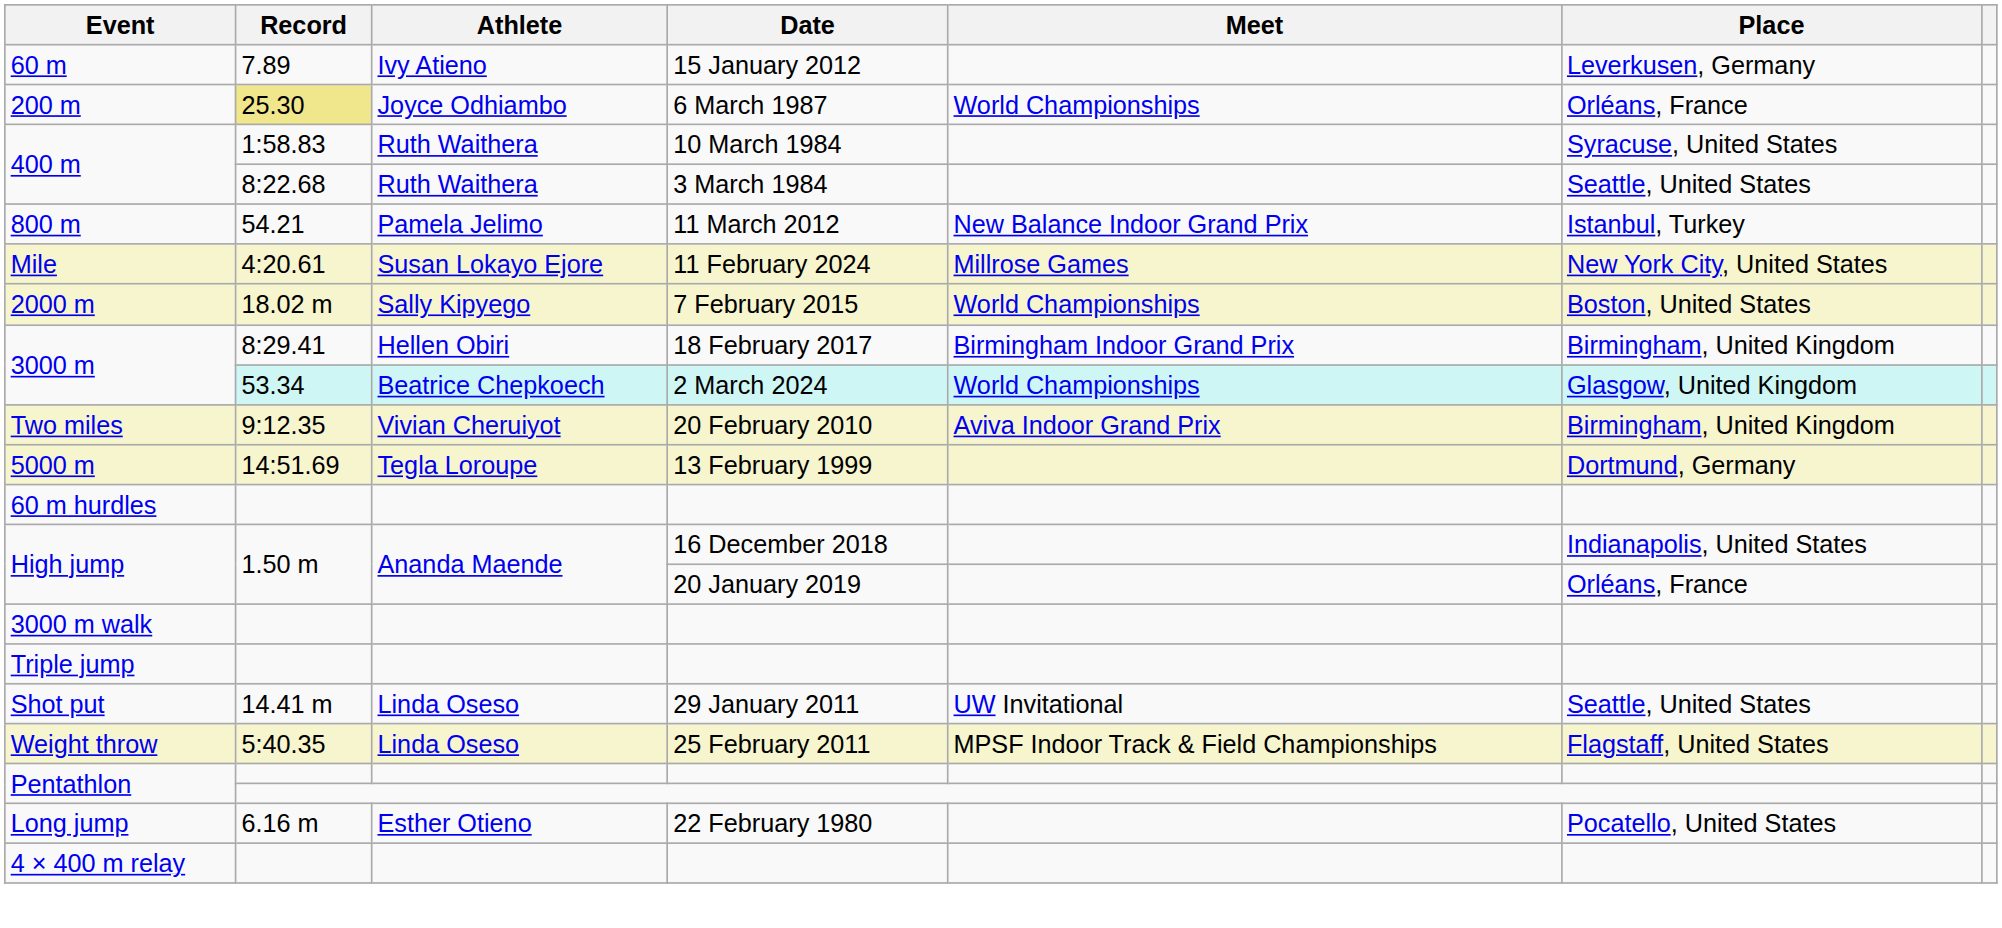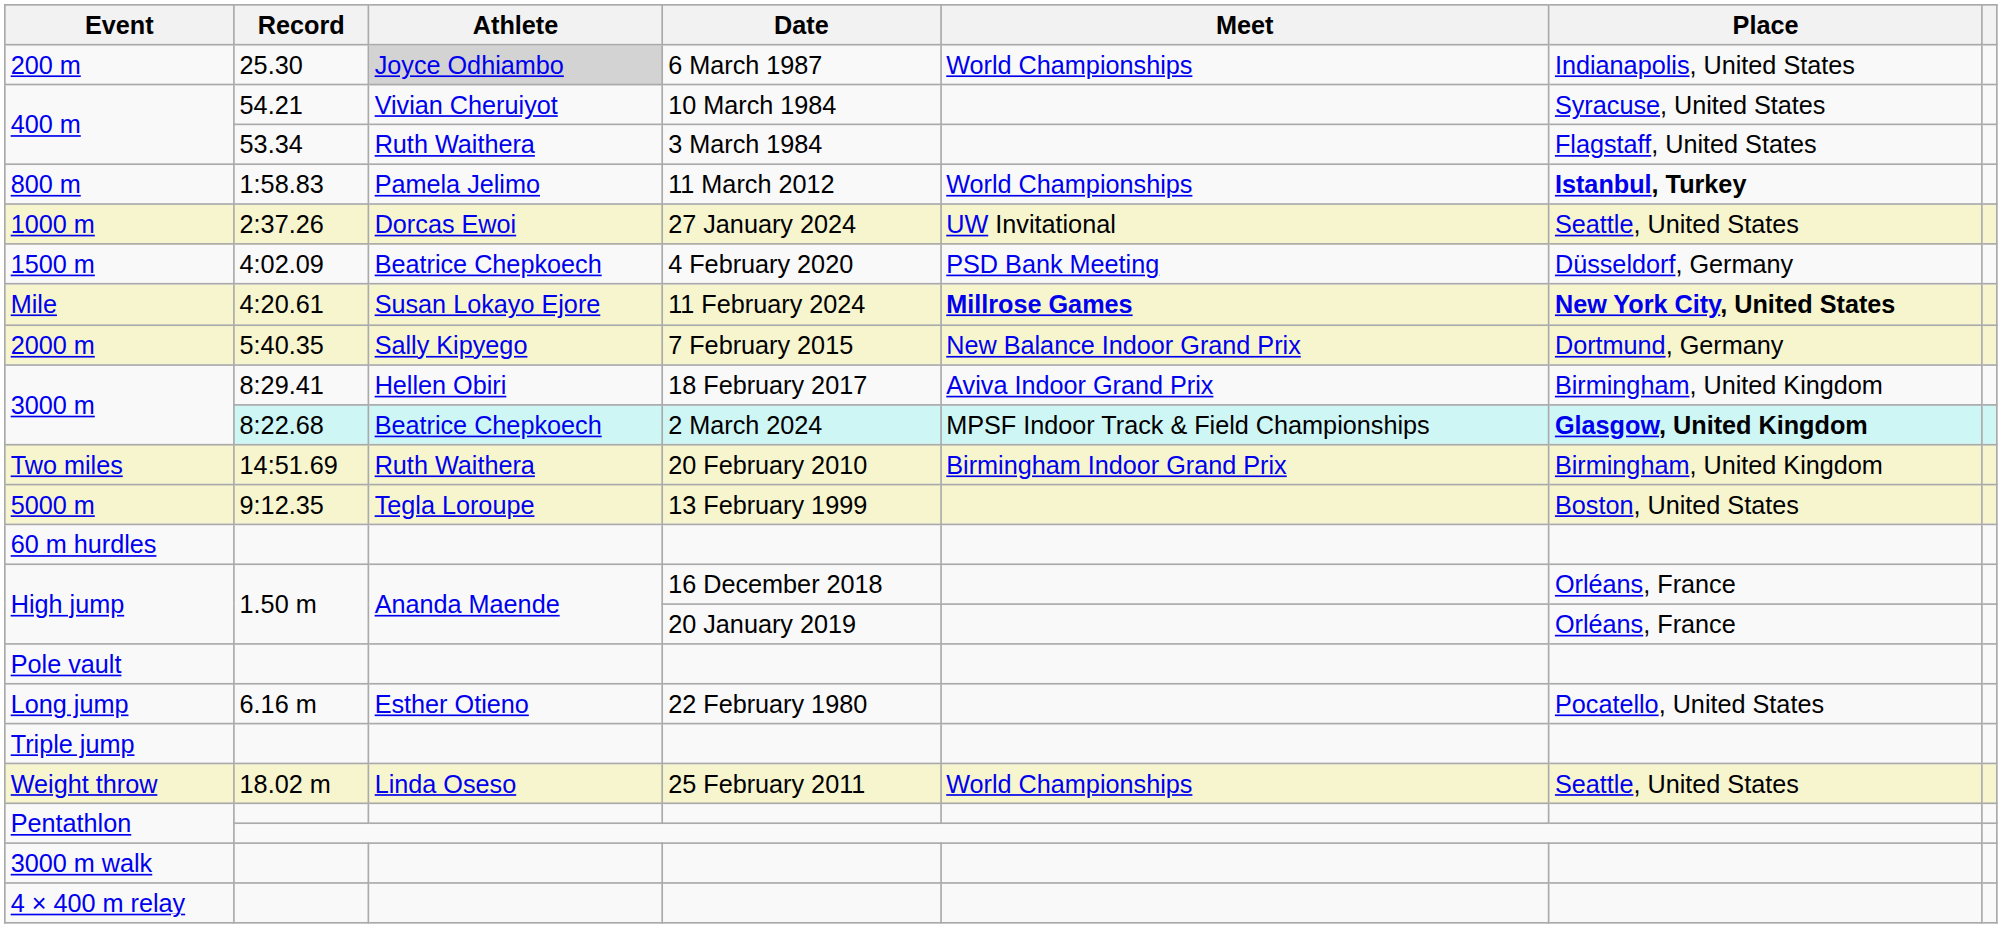- row: (39, 65)
(273, 105) khaki background -> (271, 65) no background
(472, 105) no background -> (469, 65) lightgrey background
(1657, 105) Orléans, France -> (1705, 65) Indianapolis, United States
(283, 145) 1:58.83 -> (271, 105) 54.21
(458, 145) Ruth Waithera -> (466, 105) Vivian Cheruiyot
(283, 185) 8:22.68 -> (271, 145) 53.34
(1689, 185) Seattle, United States -> (1686, 145) Flagstaff, United States
(273, 225) 54.21 -> (282, 185) 1:58.83
(1131, 225) New Balance Indoor Grand Prix -> (1069, 185) World Championships
(1656, 225) normal -> (1651, 185) bold
+ row: (53, 225)
+ row: (53, 265)
(1041, 265) normal -> (1039, 305) bold
(1727, 265) normal -> (1725, 305) bold
(287, 305) 18.02 m -> (282, 345) 5:40.35
(1077, 305) World Championships -> (1124, 345) New Balance Indoor Grand Prix
(1689, 305) Boston, United States -> (1669, 345) Dortmund, Germany
(1124, 345) Birmingham Indoor Grand Prix -> (1080, 384) Aviva Indoor Grand Prix
(273, 384) 53.34 -> (282, 424) 8:22.68
(1077, 384) World Championships -> (1188, 424) MPSF Indoor Track & Field Championships
(1712, 384) normal -> (1711, 424) bold
(283, 424) 9:12.35 -> (289, 464) 14:51.69
(469, 424) Vivian Cheruiyot -> (455, 464) Ruth Waithera
(1087, 424) Aviva Indoor Grand Prix -> (1116, 464) Birmingham Indoor Grand Prix
(290, 464) 14:51.69 -> (282, 504) 9:12.35
(1681, 464) Dortmund, Germany -> (1677, 504) Boston, United States
(1717, 544) Indianapolis, United States -> (1645, 584) Orléans, France
+ row: (66, 664)
rows swapped: (70, 824) <-> (81, 624)
- row: (58, 704)
(283, 744) 5:40.35 -> (285, 784) 18.02 m
(1195, 744) MPSF Indoor Track & Field Championships -> (1069, 784) World Championships
(1698, 744) Flagstaff, United States -> (1677, 784) Seattle, United States
